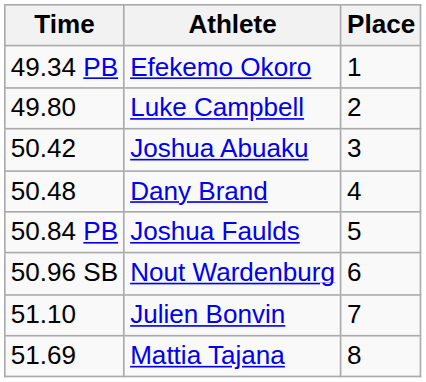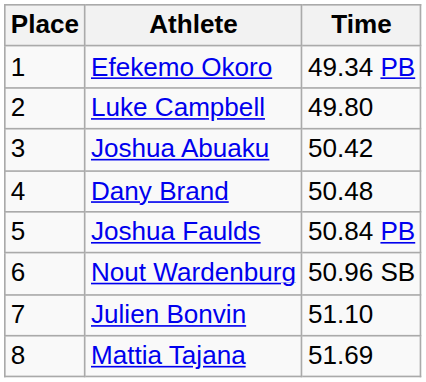columns swapped: (381, 25) <-> (64, 25)
